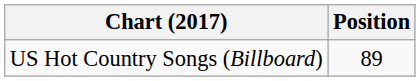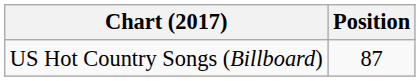(372, 57) 89 -> (372, 57) 87
